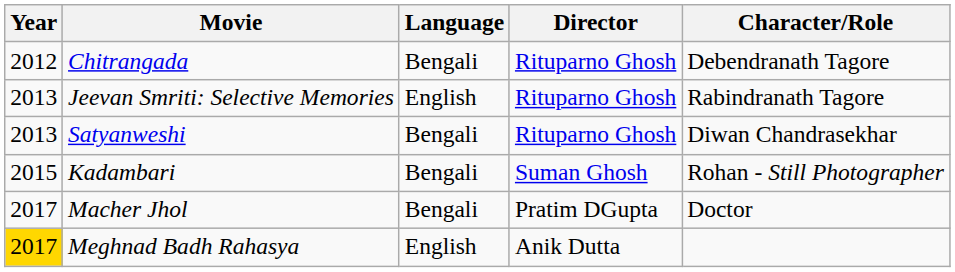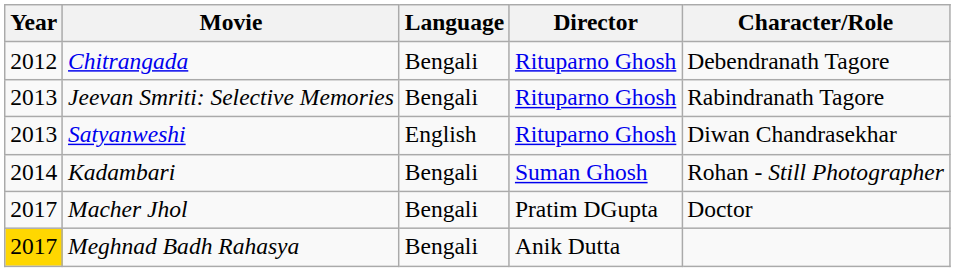(441, 97) English -> (441, 97) Bengali
(441, 135) Bengali -> (441, 135) English
(34, 172) 2015 -> (34, 172) 2014
(441, 246) English -> (441, 246) Bengali
